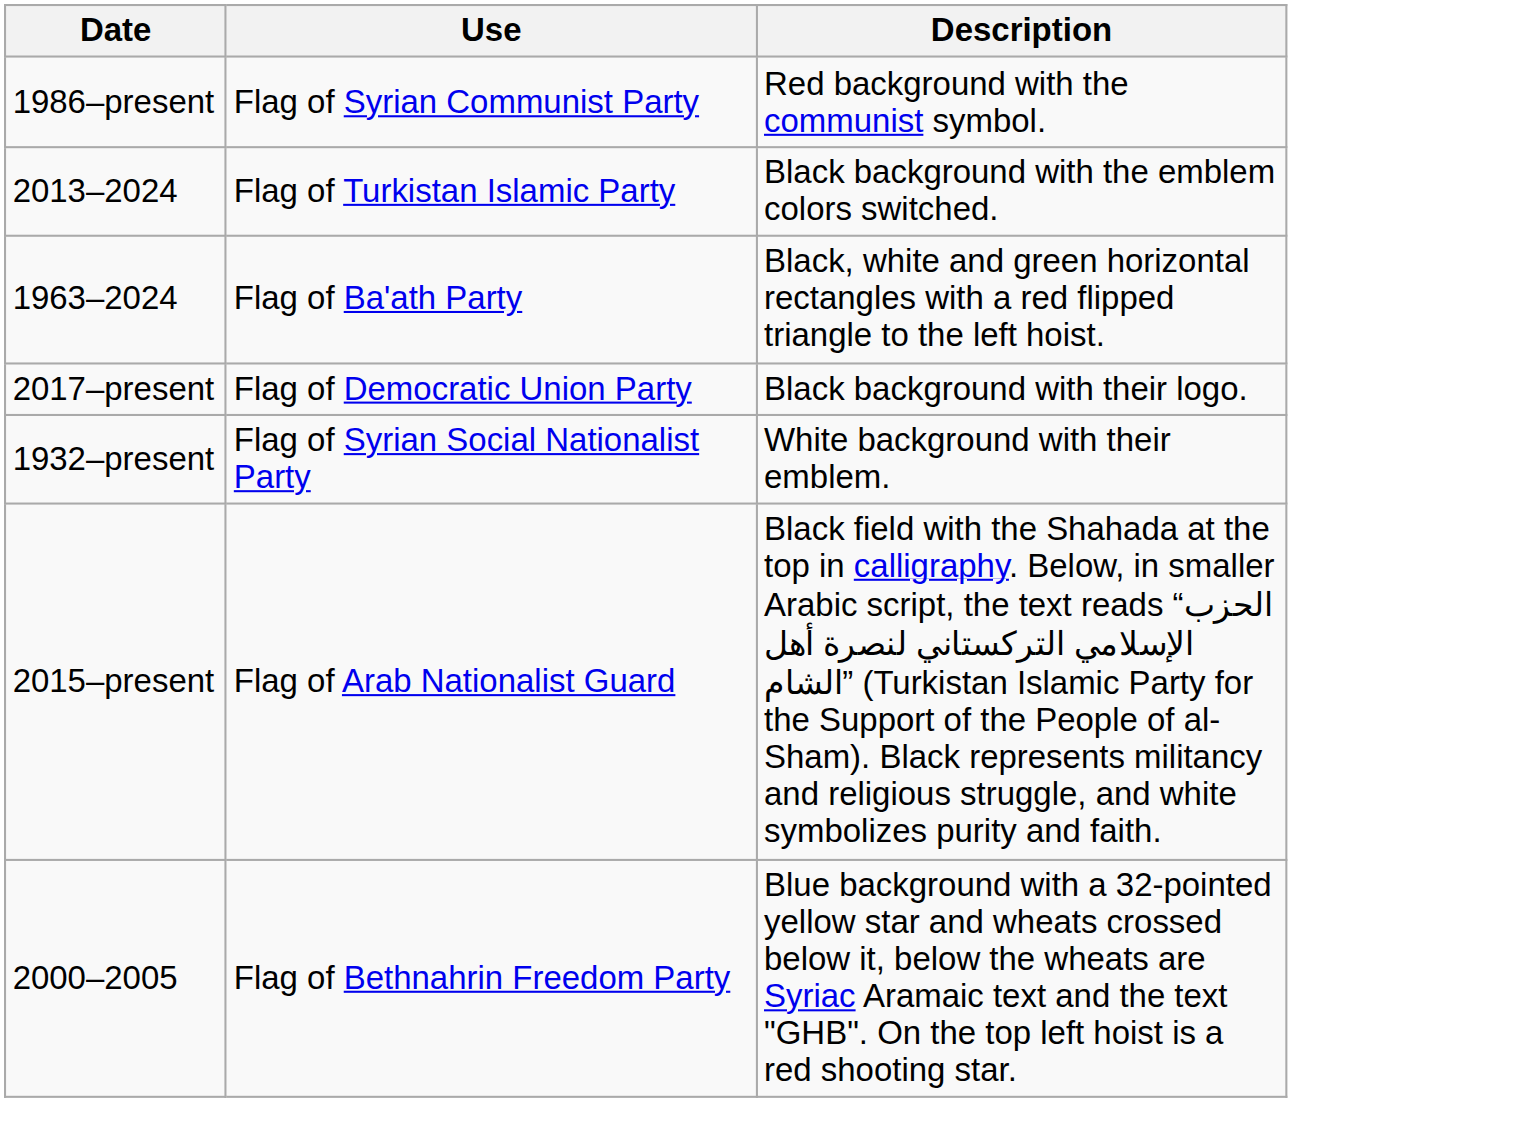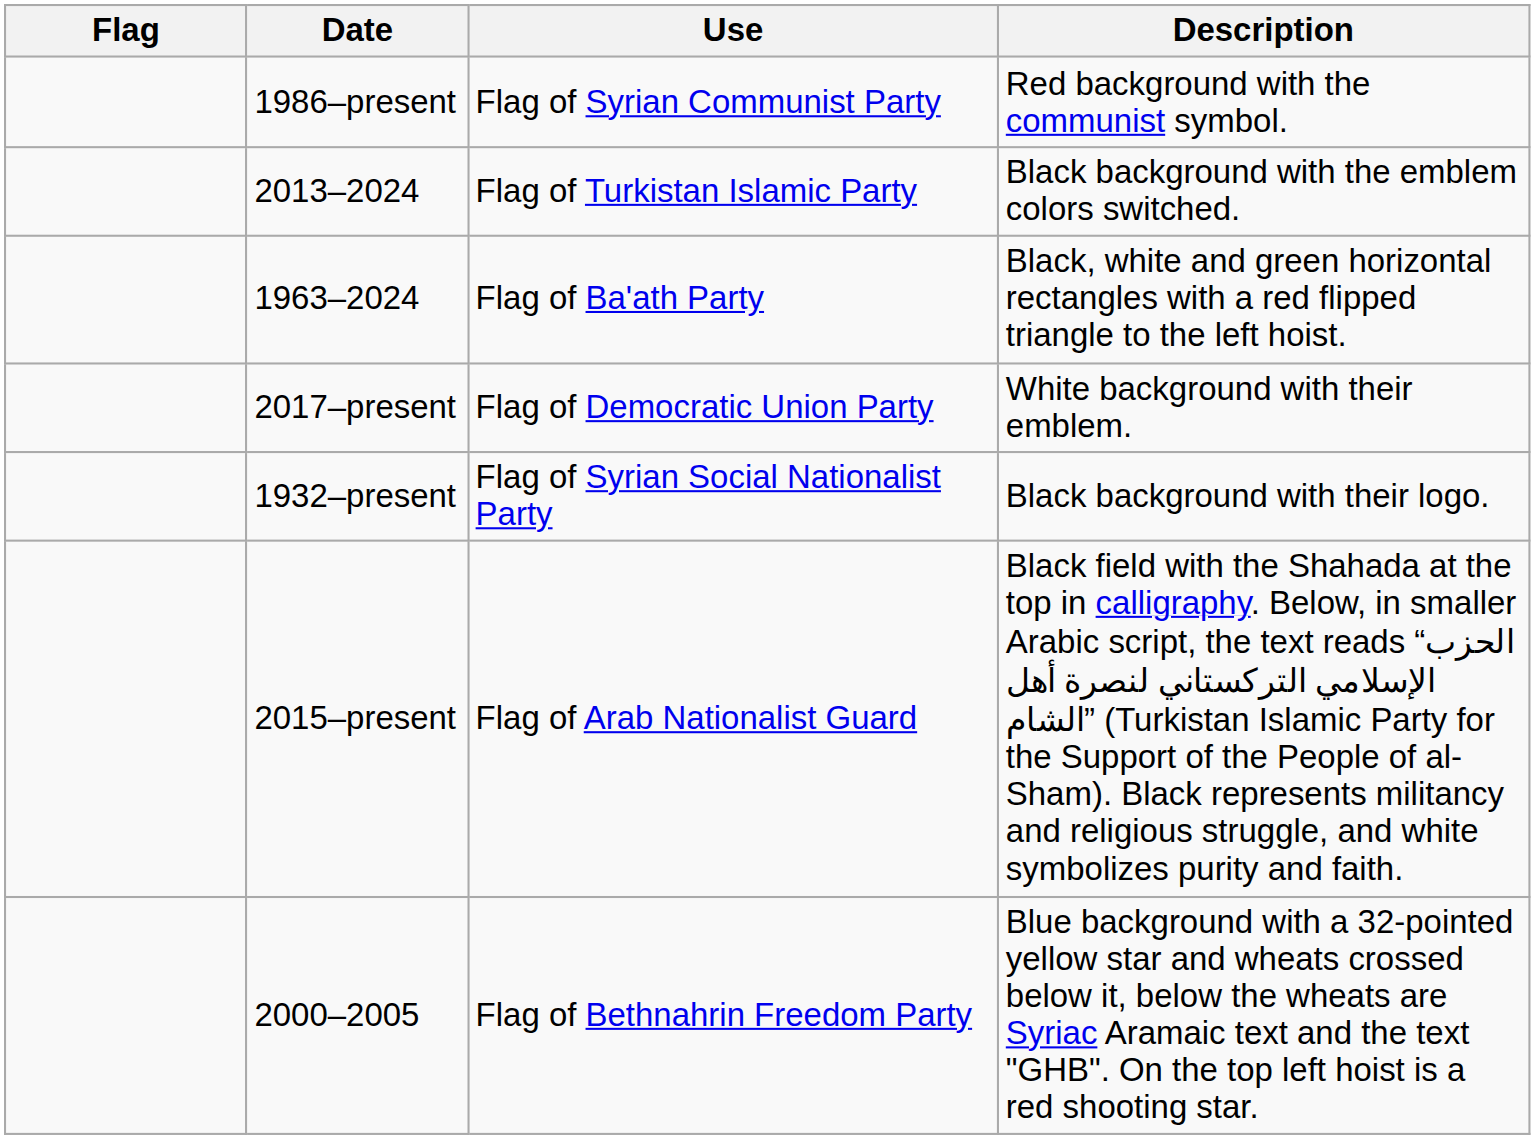+ column: (126, 30)
(1006, 388) Black background with their logo. -> (1209, 406) White background with their emblem.
(967, 458) White background with their emblem. -> (1248, 495) Black background with their logo.
